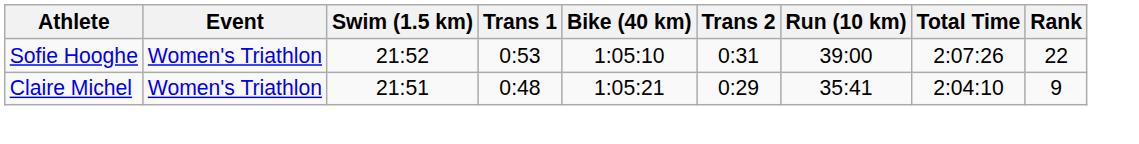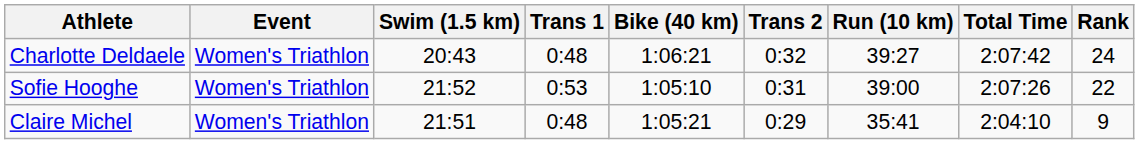+ row: (97, 55)
